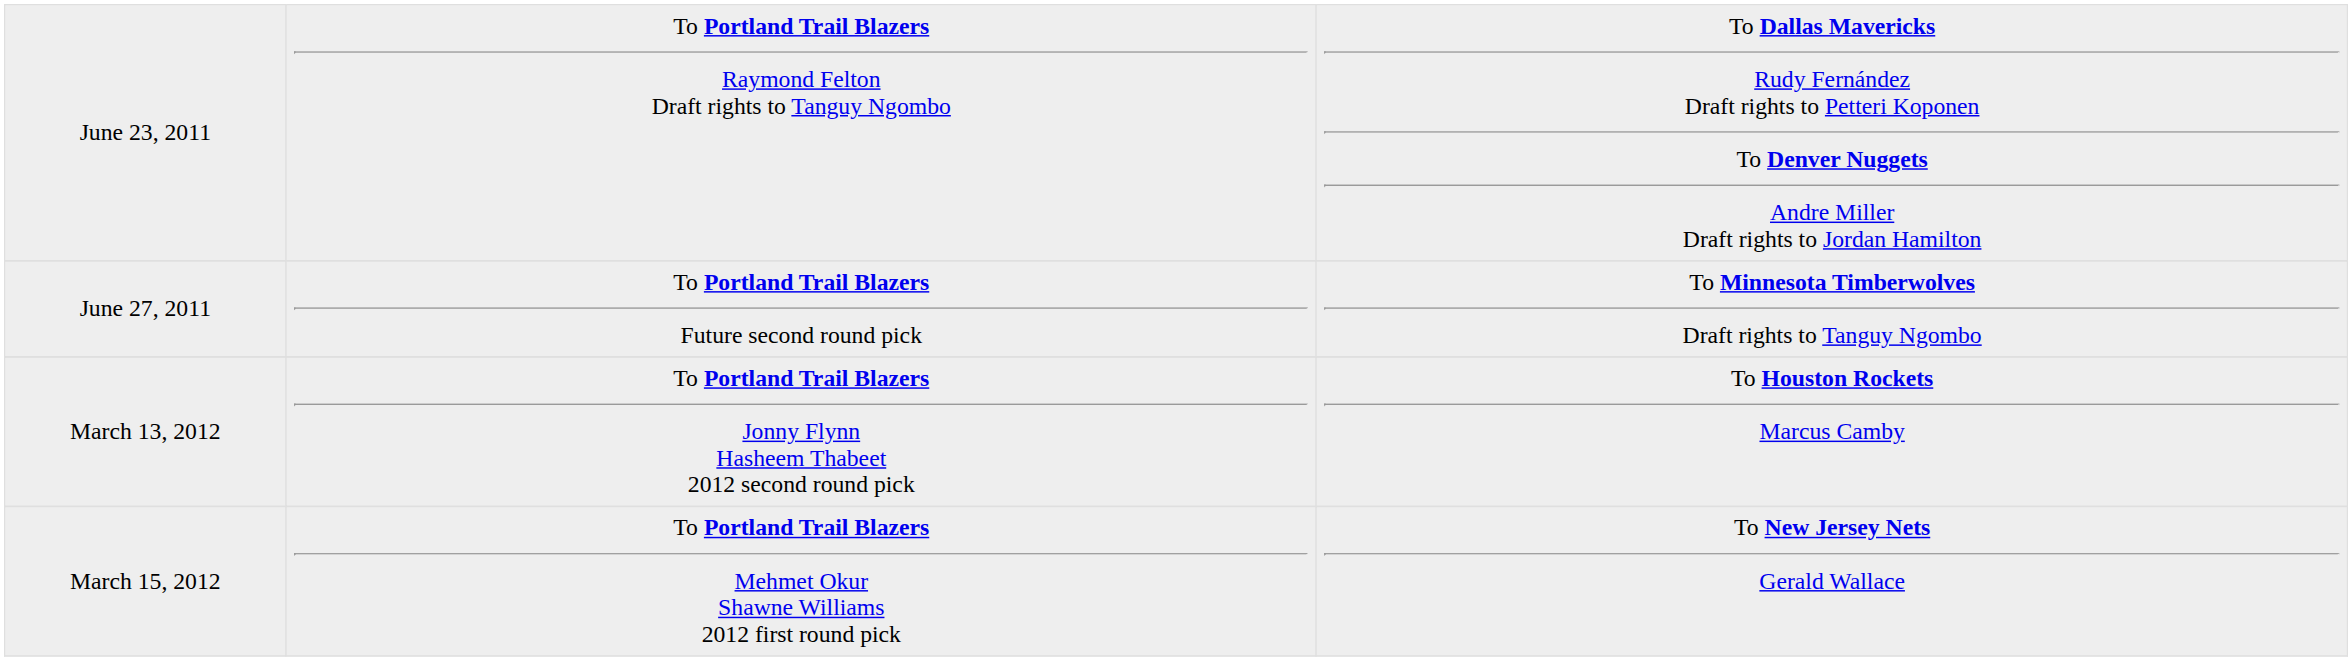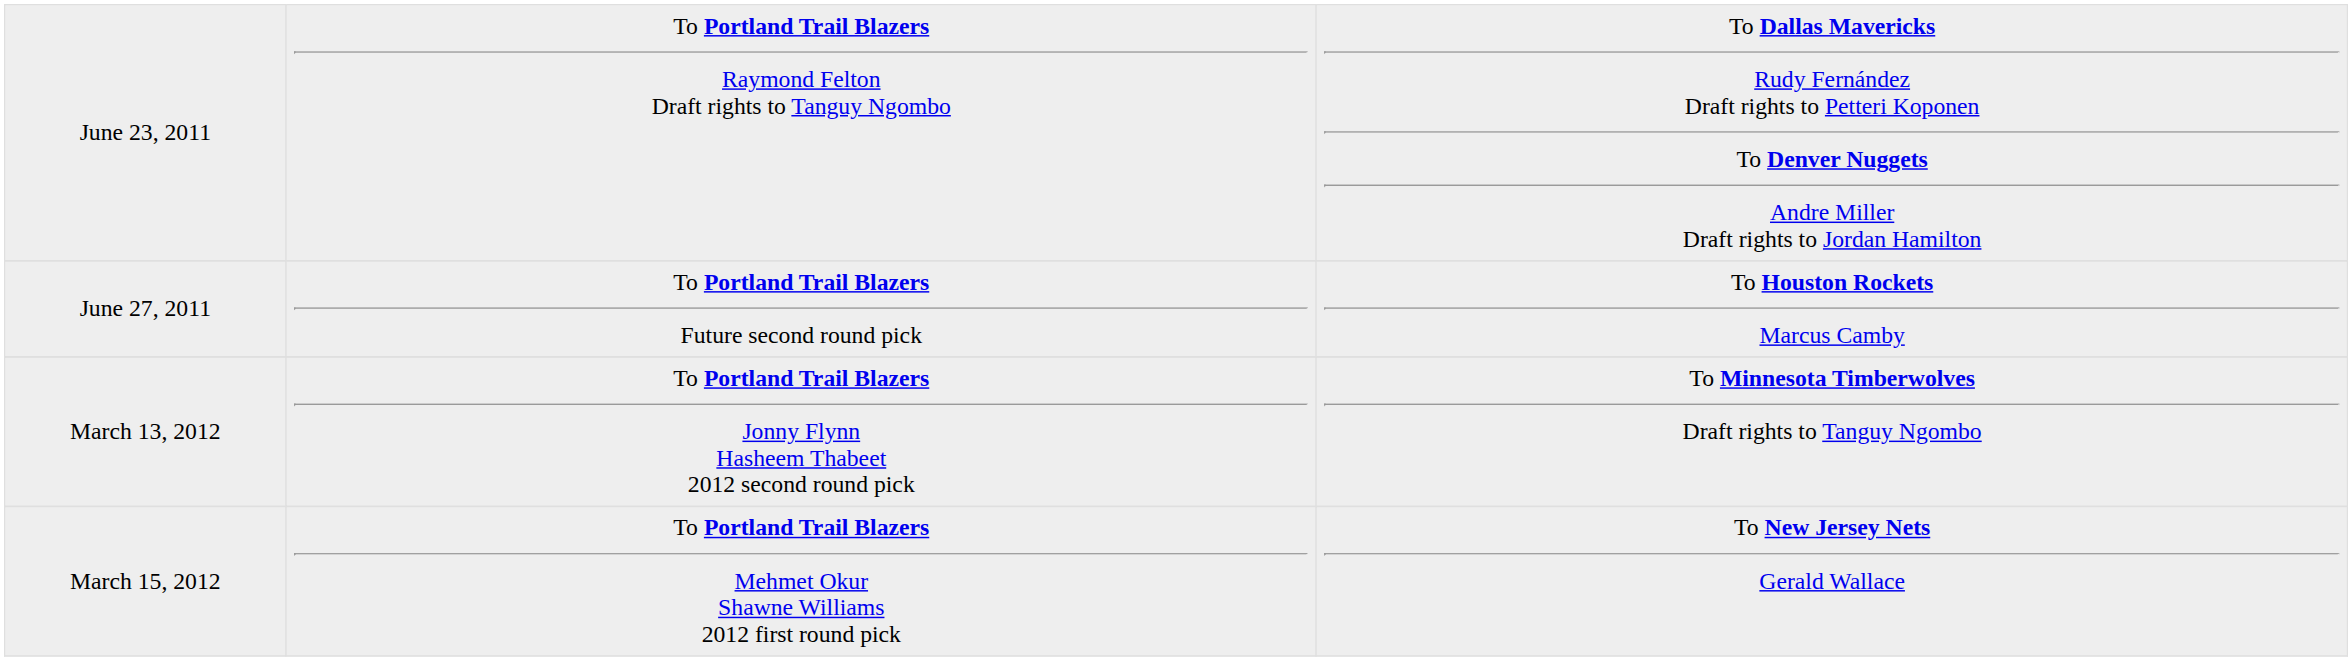(1832, 308) To Minnesota Timberwolves Draft rights to Tanguy Ngombo -> (1832, 308) To Houston Rockets Marcus Camby
(1832, 404) To Houston Rockets Marcus Camby -> (1832, 404) To Minnesota Timberwolves Draft rights to Tanguy Ngombo
